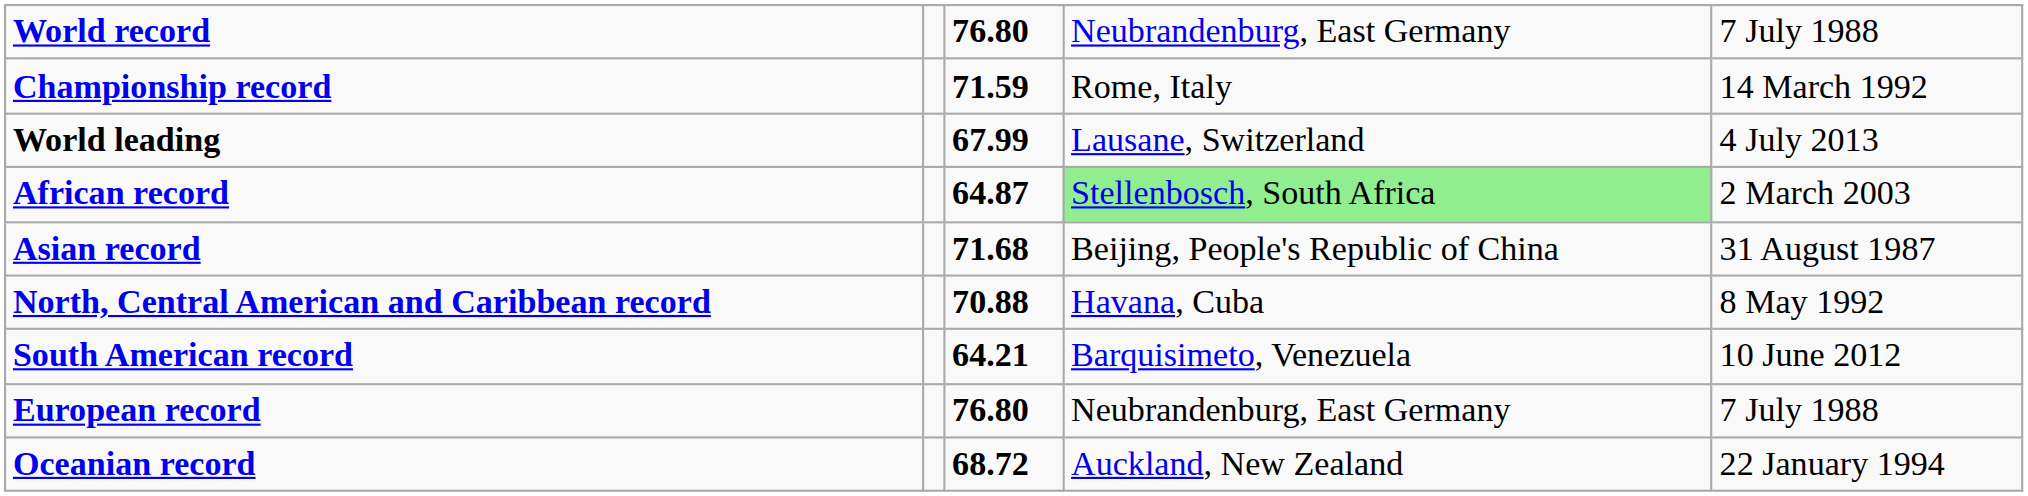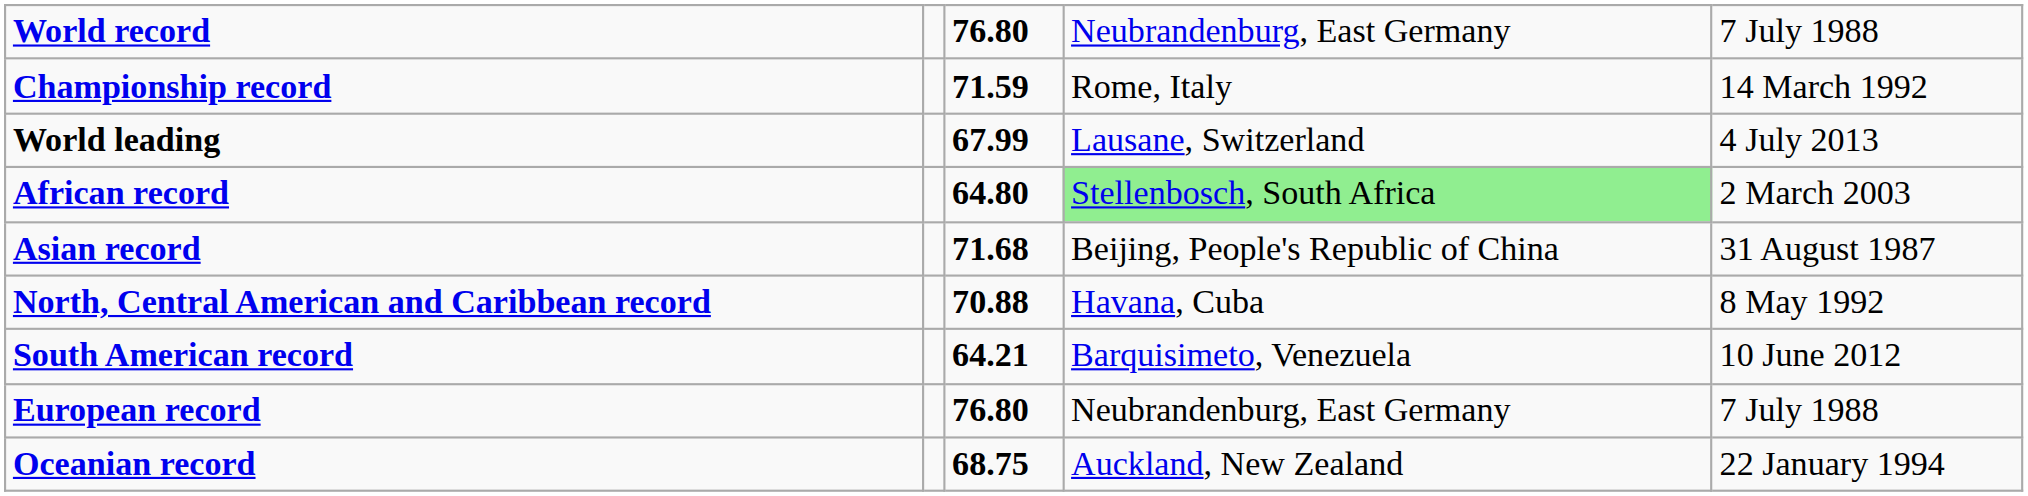(990, 193) 64.87 -> (990, 193) 64.80
(990, 463) 68.72 -> (990, 463) 68.75
